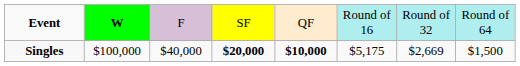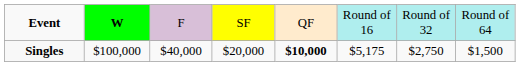(244, 51) bold -> (244, 51) normal
(426, 51) $2,669 -> (426, 51) $2,750
